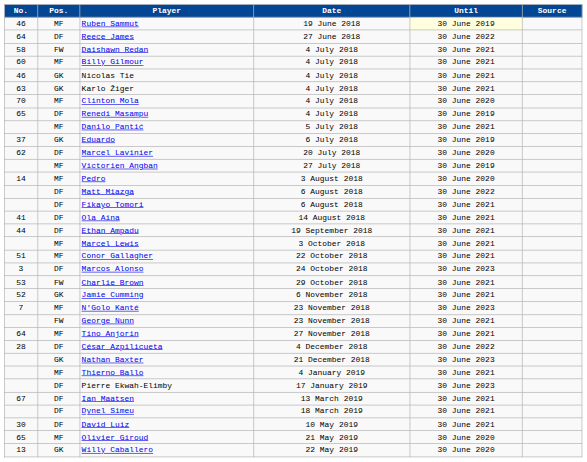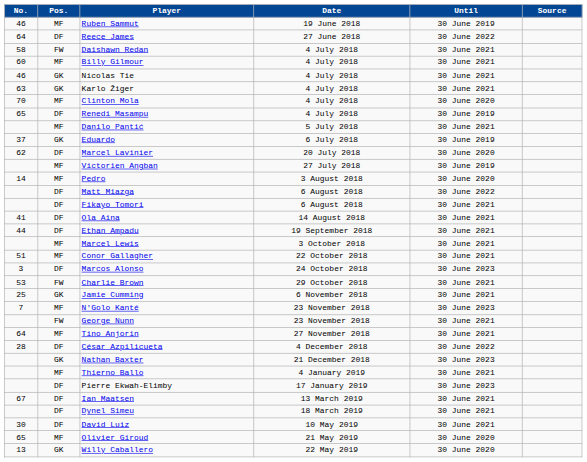(466, 24) lightyellow background -> (466, 24) no background
(21, 295) 52 -> (21, 295) 25
